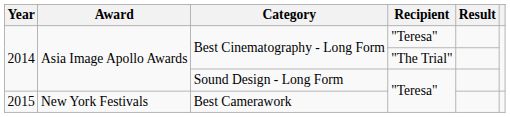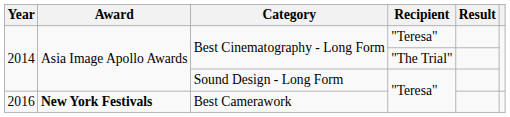(21, 101) 2015 -> (21, 101) 2016
(94, 101) normal -> (97, 101) bold
